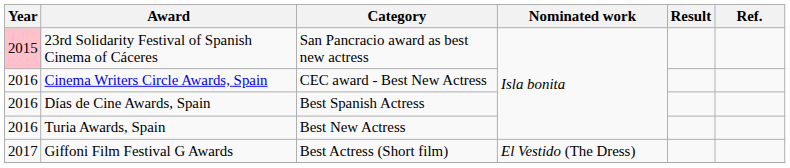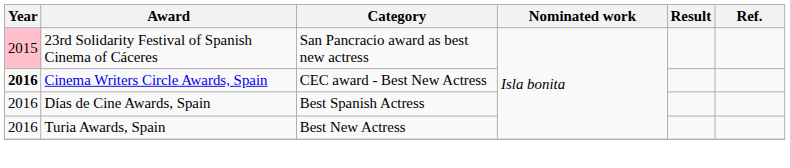(23, 80) normal -> (23, 80) bold
- row: (139, 151)
